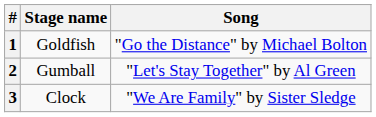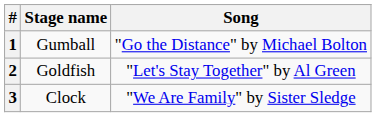(66, 44) Goldfish -> (66, 44) Gumball
(66, 71) Gumball -> (66, 71) Goldfish
